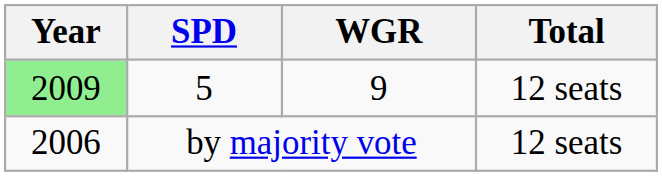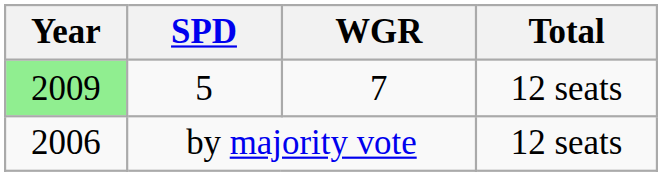(379, 87) 9 -> (379, 87) 7
